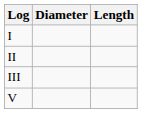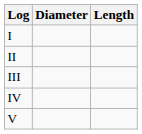+ row: (14, 98)
